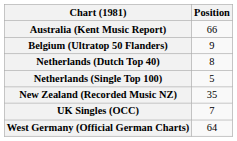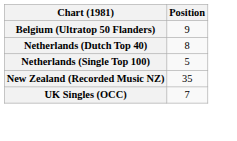- row: (98, 29)
- row: (98, 128)
